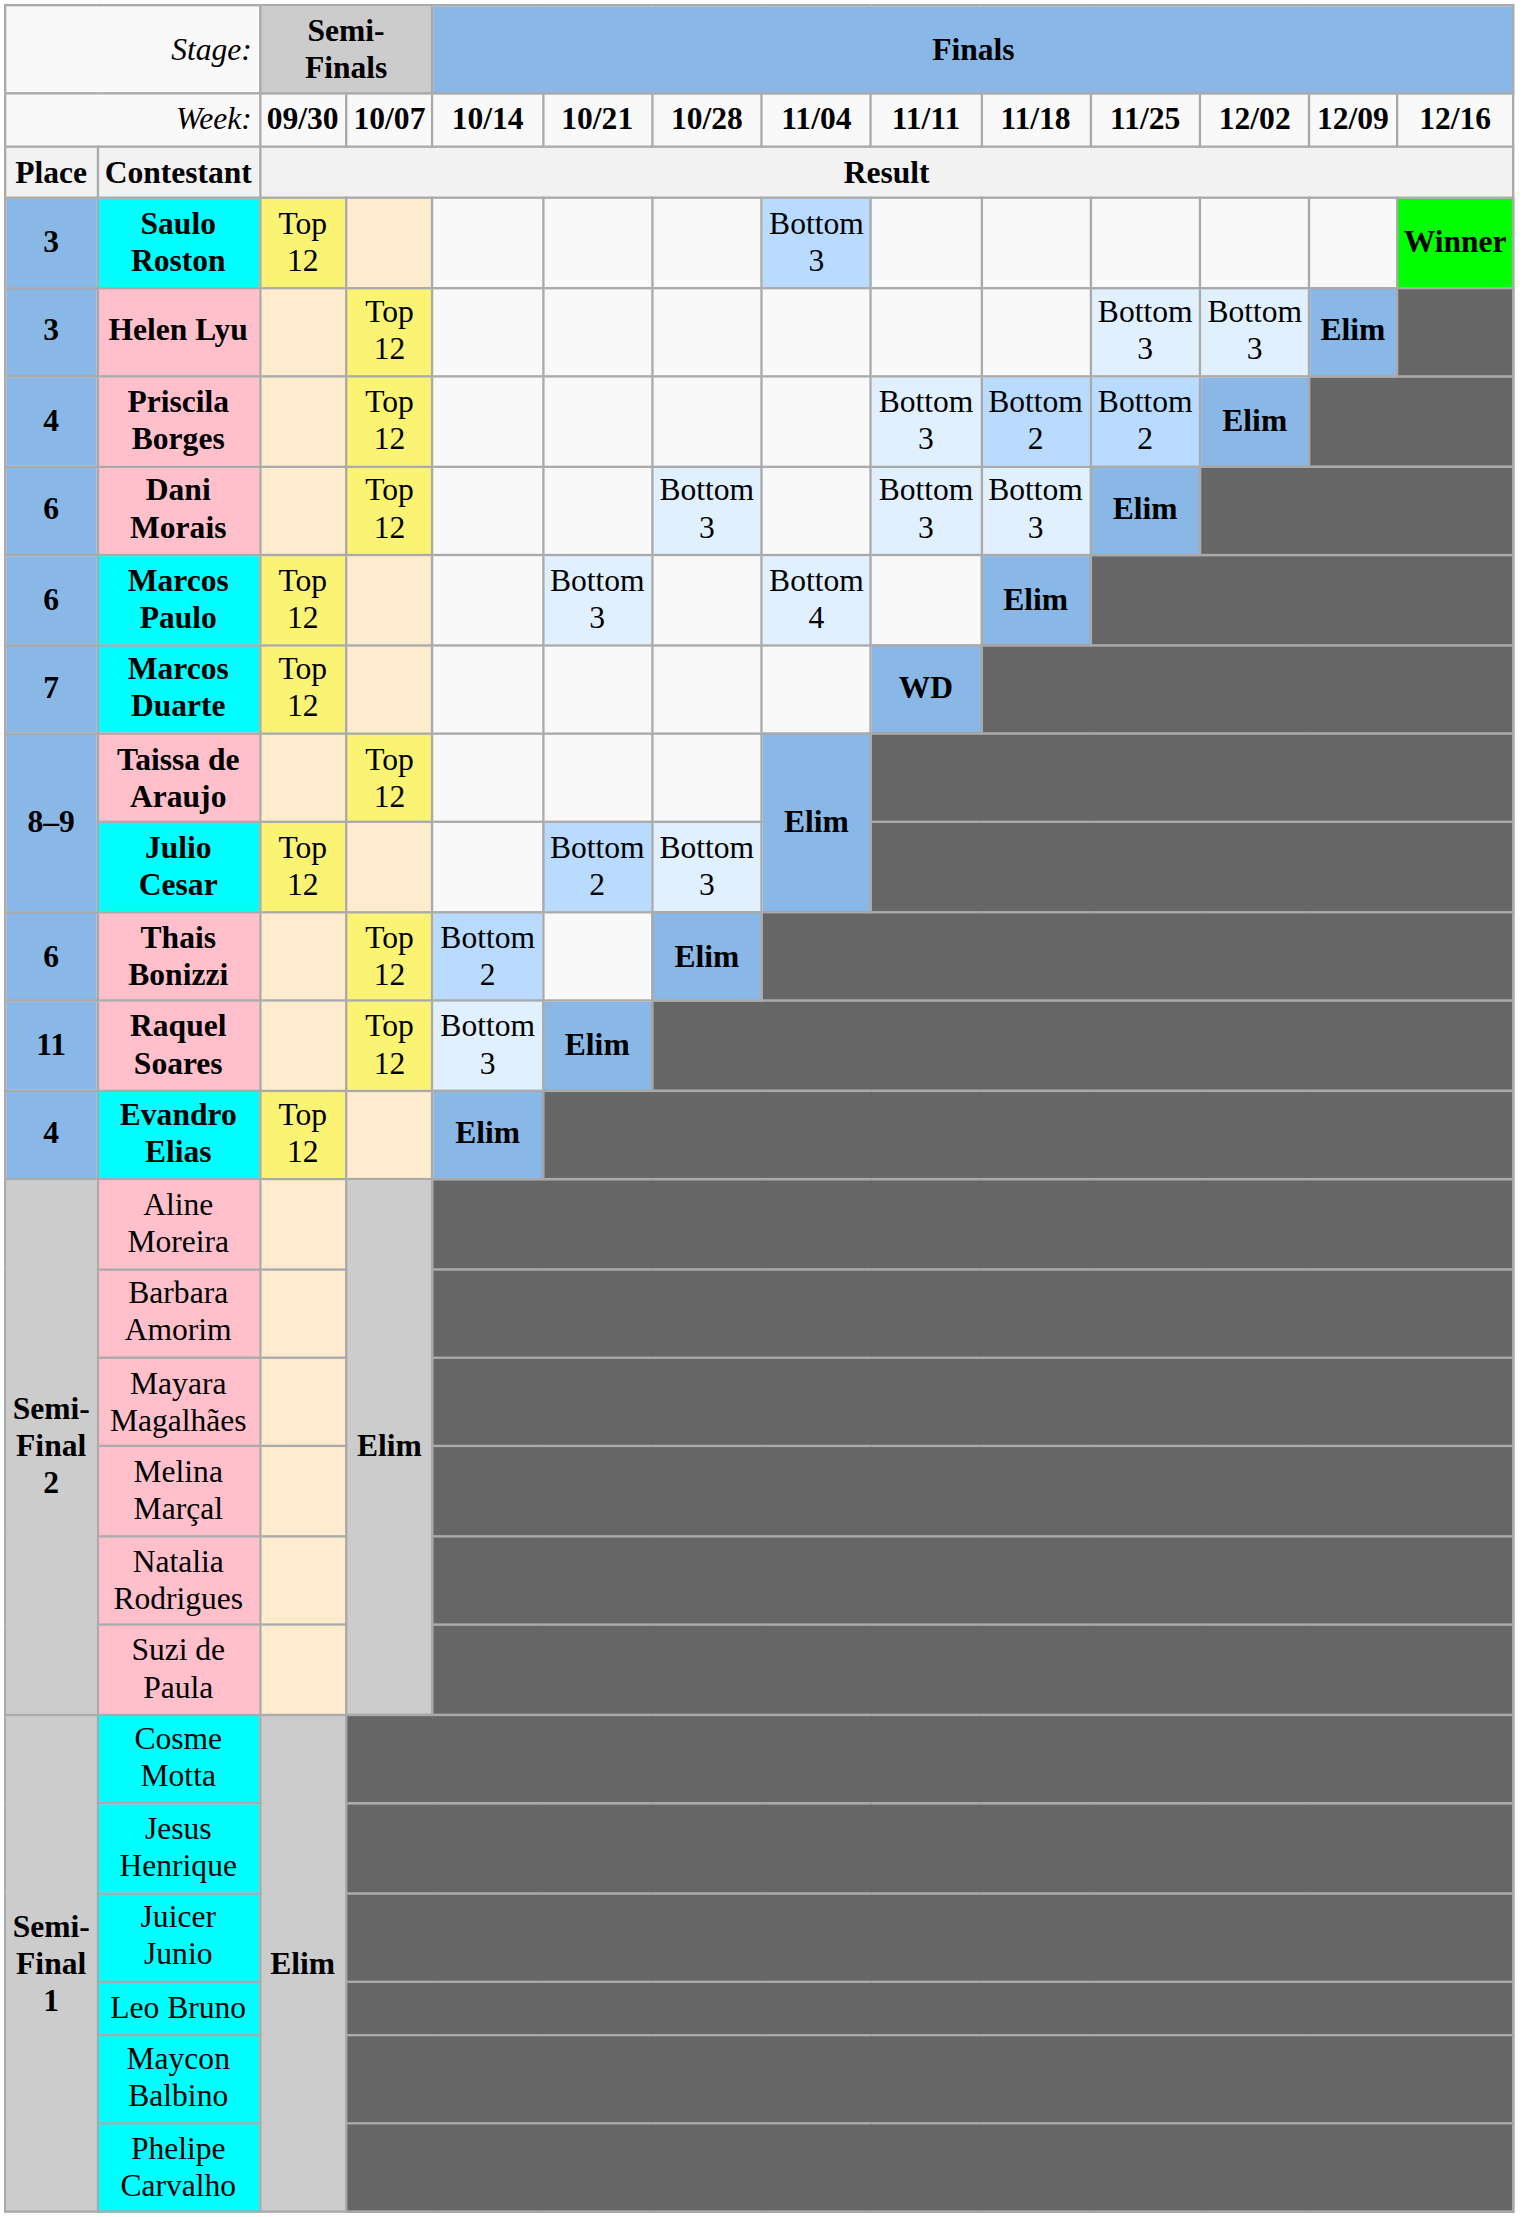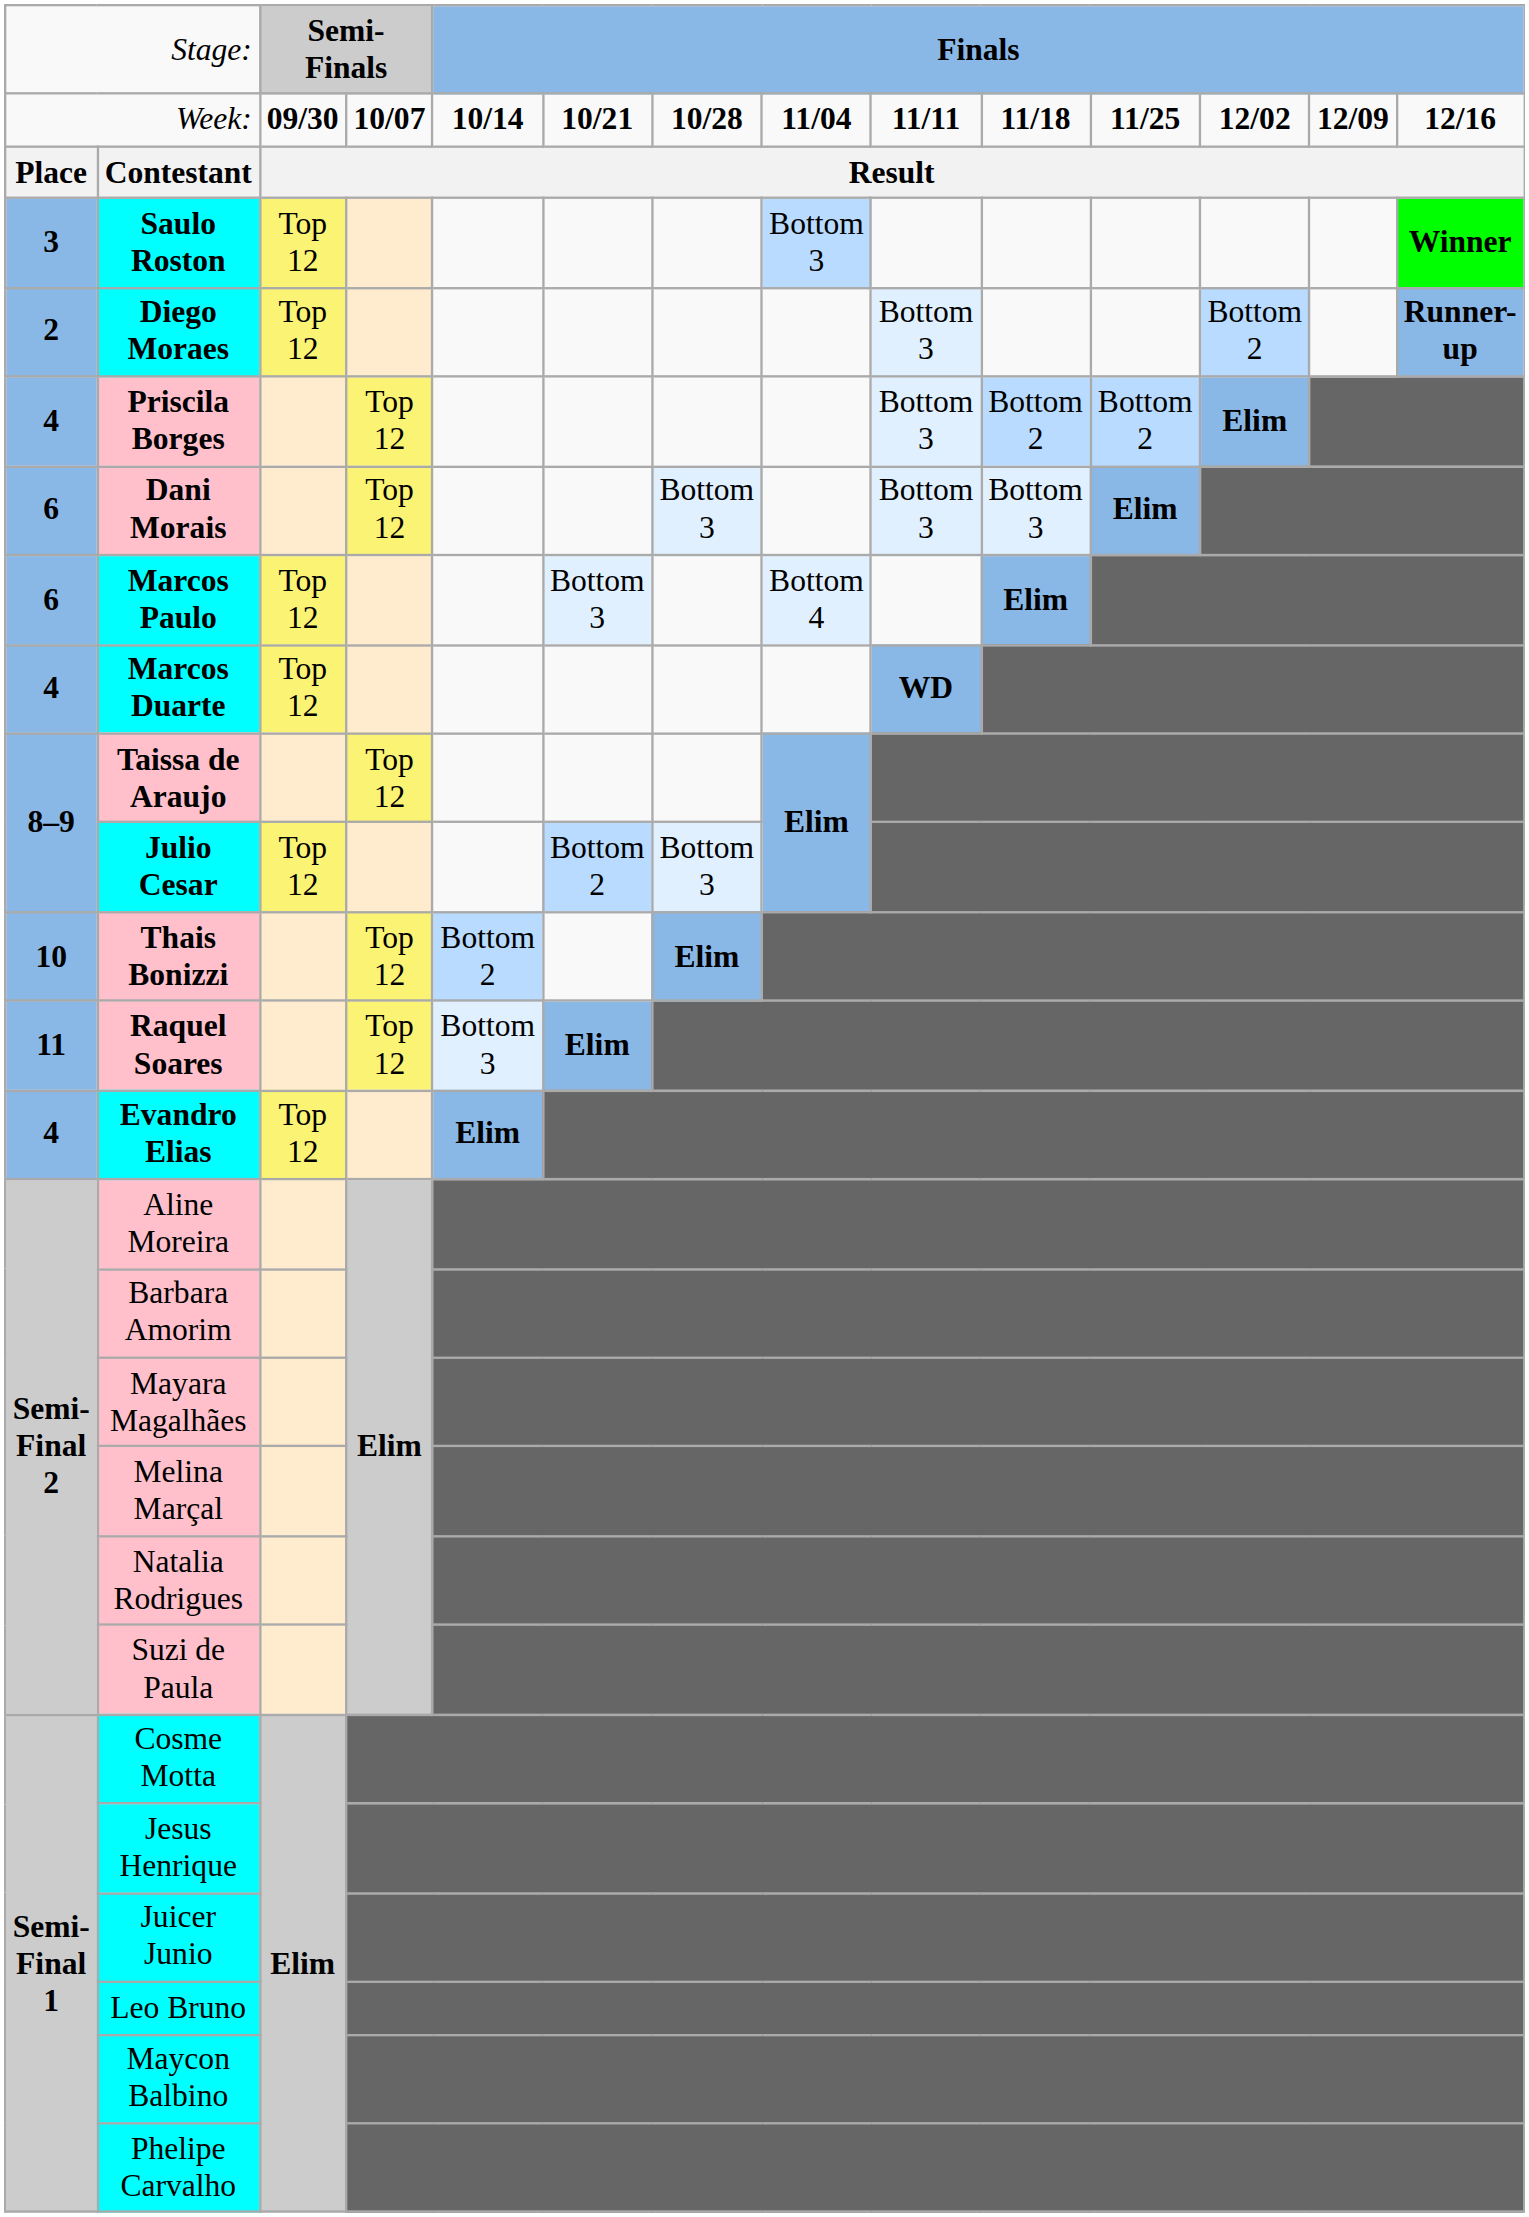+ row: (178, 331)
- row: (178, 331)
(51, 687) 7 -> (51, 687) 4
(51, 955) 6 -> (51, 955) 10
